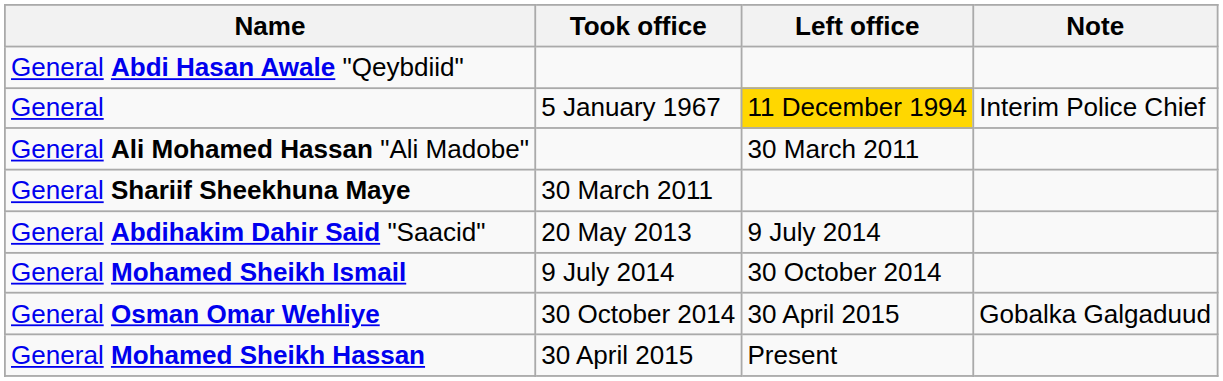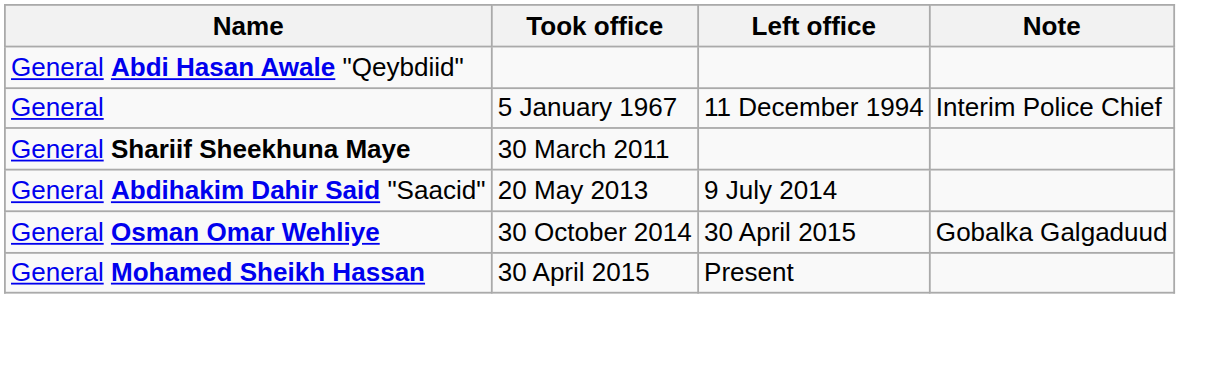(857, 108) gold background -> (814, 108) no background
- row: (270, 149)
- row: (209, 273)
